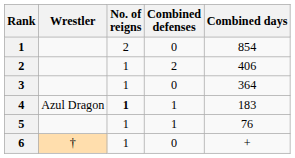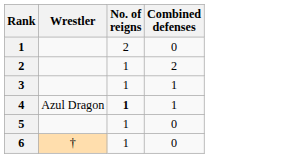- column: (247, 20)
(174, 85) 0 -> (174, 85) 1
(174, 124) 1 -> (174, 124) 0
